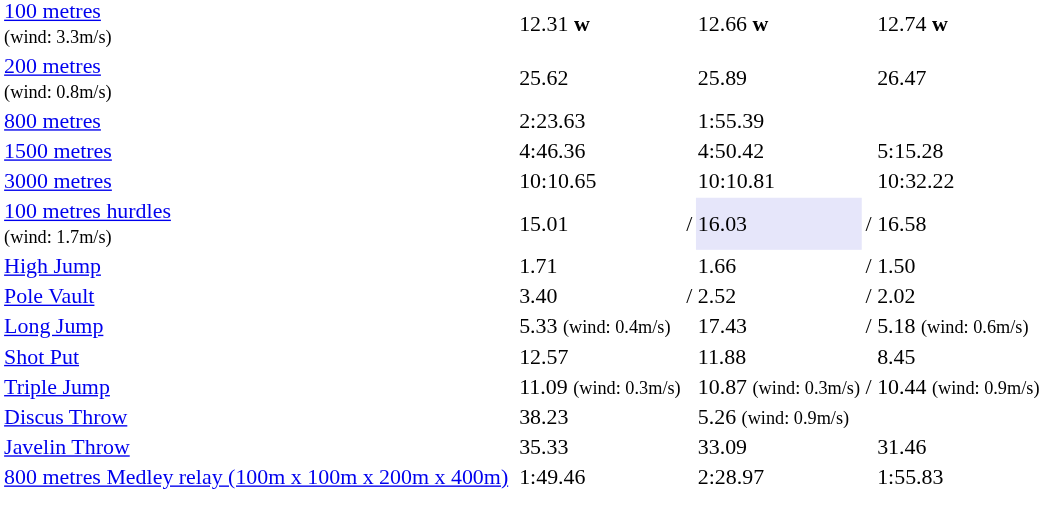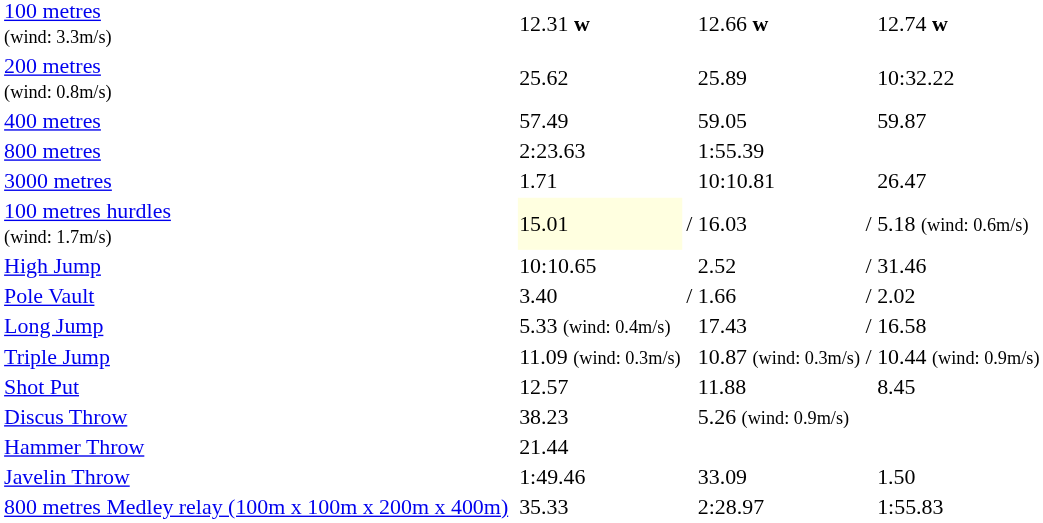(902, 78) 26.47 -> (916, 78) 10:32.22
+ row: (53, 120)
- row: (58, 150)
(558, 181) 10:10.65 -> (538, 181) 1.71
(916, 181) 10:32.22 -> (902, 181) 26.47
(544, 223) no background -> (544, 223) lightyellow background
(722, 223) lavender background -> (722, 223) no background
(902, 223) 16.58 -> (953, 223) 5.18 (wind: 0.6m/s)
(538, 266) 1.71 -> (558, 266) 10:10.65
(717, 266) 1.66 -> (717, 266) 2.52
(896, 266) 1.50 -> (902, 266) 31.46
(717, 296) 2.52 -> (717, 296) 1.66
(953, 326) 5.18 (wind: 0.6m/s) -> (902, 326) 16.58
rows swapped: (57, 386) <-> (42, 356)
+ row: (74, 446)
(544, 446) 35.33 -> (552, 477) 1:49.46
(902, 446) 31.46 -> (896, 477) 1.50
(552, 477) 1:49.46 -> (544, 507) 35.33
